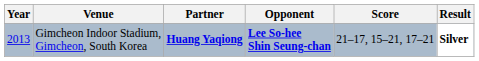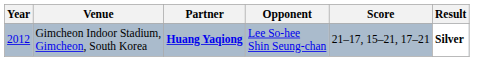(19, 40) 2013 -> (19, 40) 2012
(289, 40) bold -> (287, 40) normal
